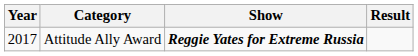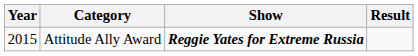(22, 39) 2017 -> (22, 39) 2015
